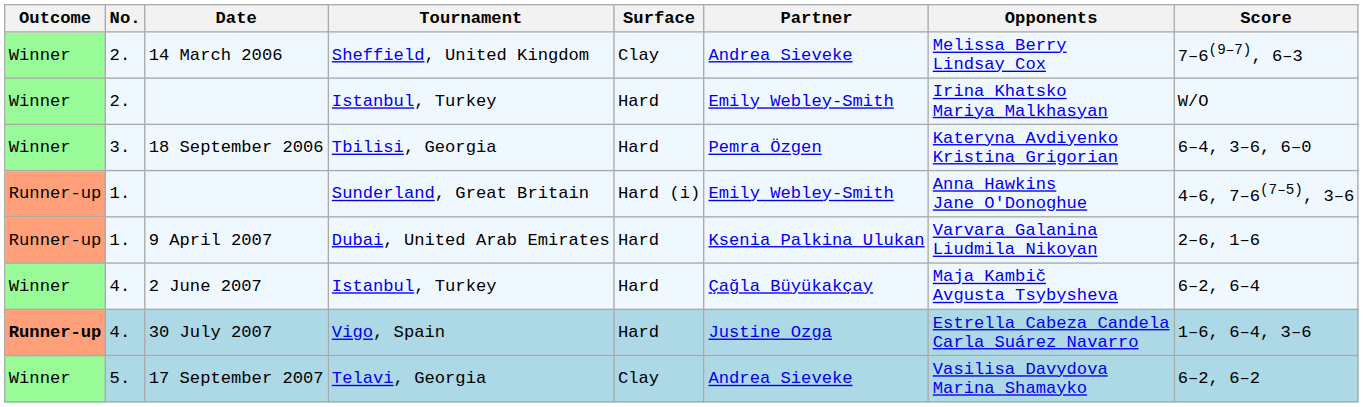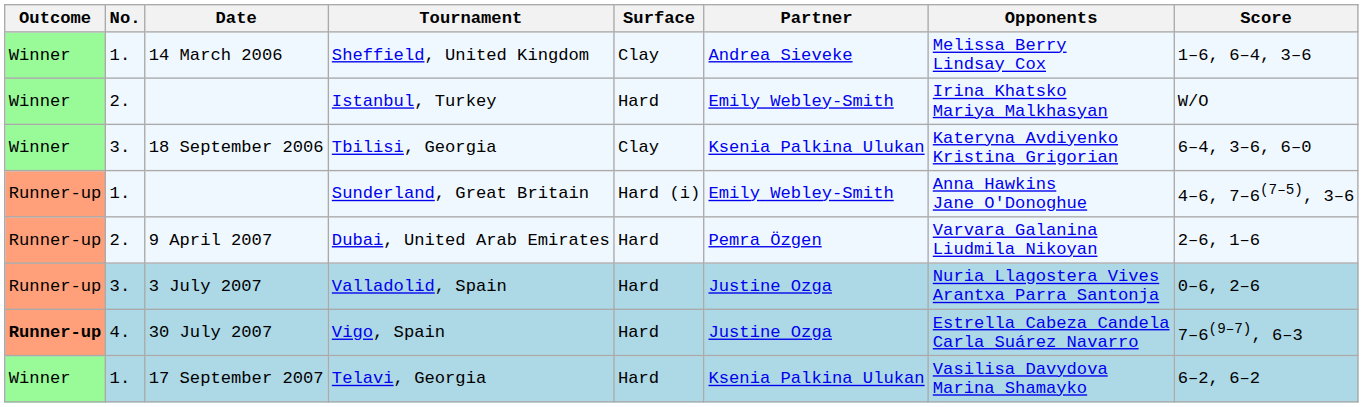(120, 55) 2. -> (120, 55) 1.
(1240, 55) 7–6(9–7), 6–3 -> (1245, 55) 1–6, 6–4, 3–6
(639, 147) Hard -> (639, 147) Clay
(765, 147) Pemra Özgen -> (817, 147) Ksenia Palkina Ulukan
(120, 240) 1. -> (120, 240) 2.
(817, 240) Ksenia Palkina Ulukan -> (765, 240) Pemra Özgen
- row: (205, 286)
+ row: (205, 286)
(1245, 332) 1–6, 6–4, 3–6 -> (1240, 332) 7–6(9–7), 6–3
(120, 379) 5. -> (120, 379) 1.
(639, 379) Clay -> (639, 379) Hard
(781, 379) Andrea Sieveke -> (817, 379) Ksenia Palkina Ulukan
